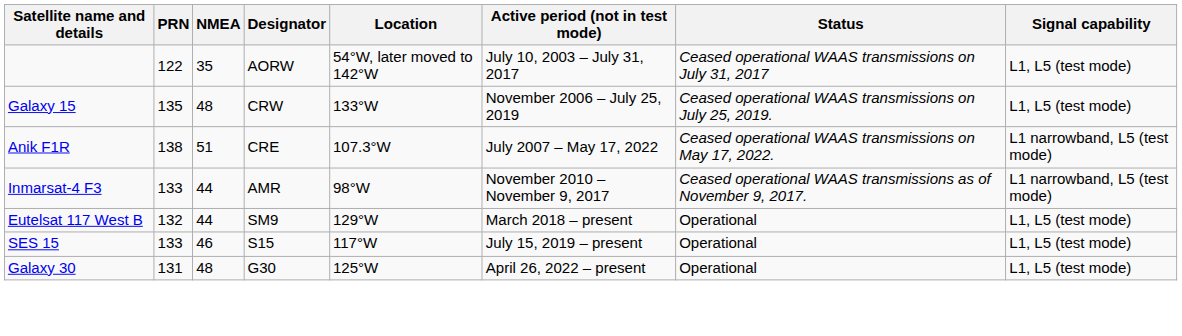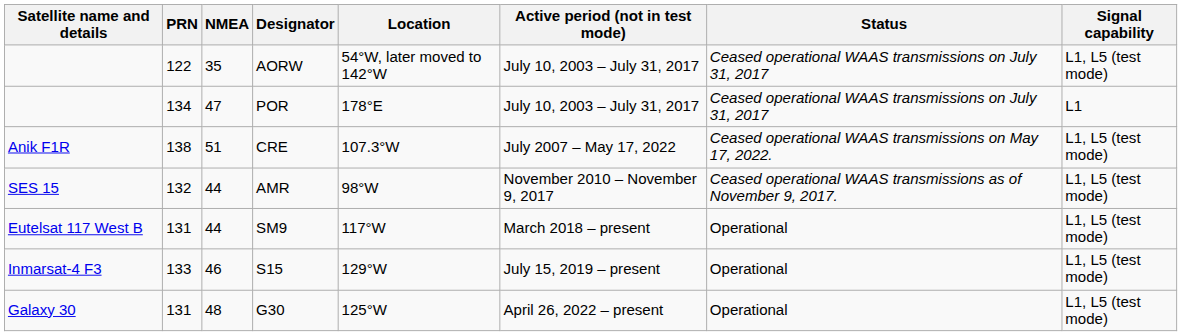+ row: (272, 106)
- row: (265, 106)
(1089, 147) L1 narrowband, L5 (test mode) -> (1103, 147) L1, L5 (test mode)
(55, 187) Inmarsat-4 F3 -> (33, 187) SES 15
(170, 187) 133 -> (179, 187) 132
(1089, 187) L1 narrowband, L5 (test mode) -> (1103, 187) L1, L5 (test mode)
(170, 220) 132 -> (179, 228) 131
(356, 220) 129°W -> (364, 228) 117°W
(33, 244) SES 15 -> (55, 269) Inmarsat-4 F3
(355, 244) 117°W -> (364, 269) 129°W
